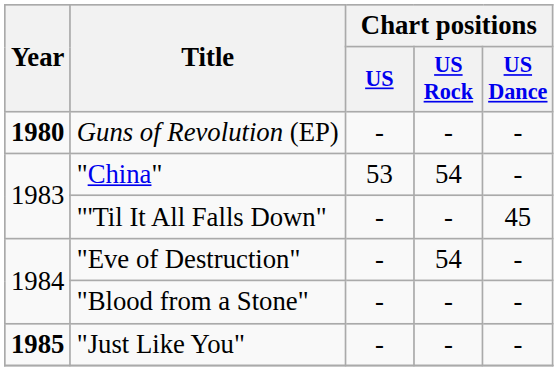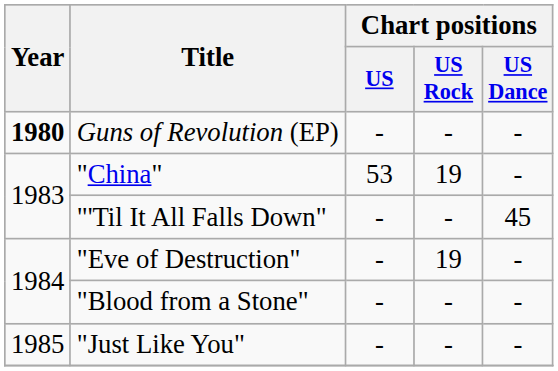(448, 174) 54 -> (448, 174) 19
(448, 259) 54 -> (448, 259) 19
(38, 343) bold -> (38, 343) normal
